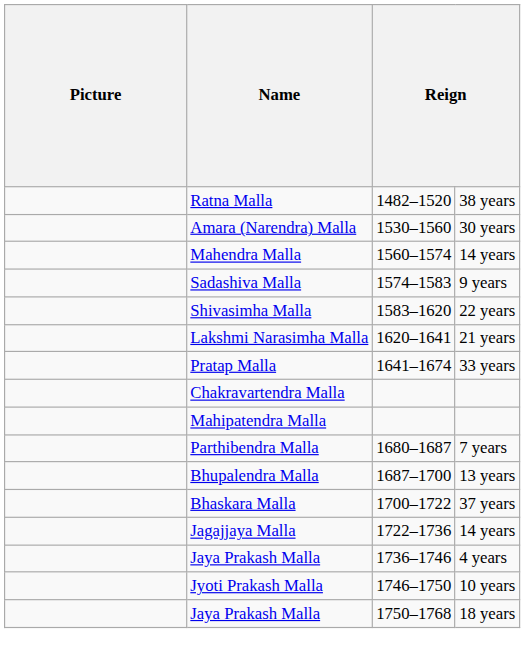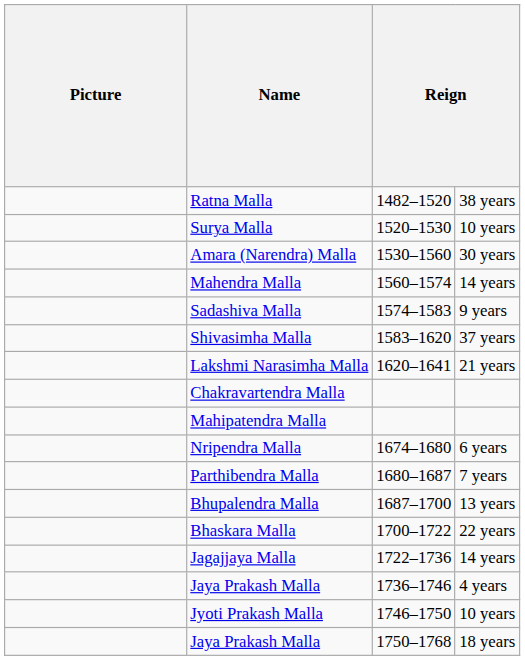+ row: (231, 228)
(487, 310) 22 years -> (487, 338) 37 years
- row: (233, 365)
+ row: (246, 448)
(487, 503) 37 years -> (487, 531) 22 years
